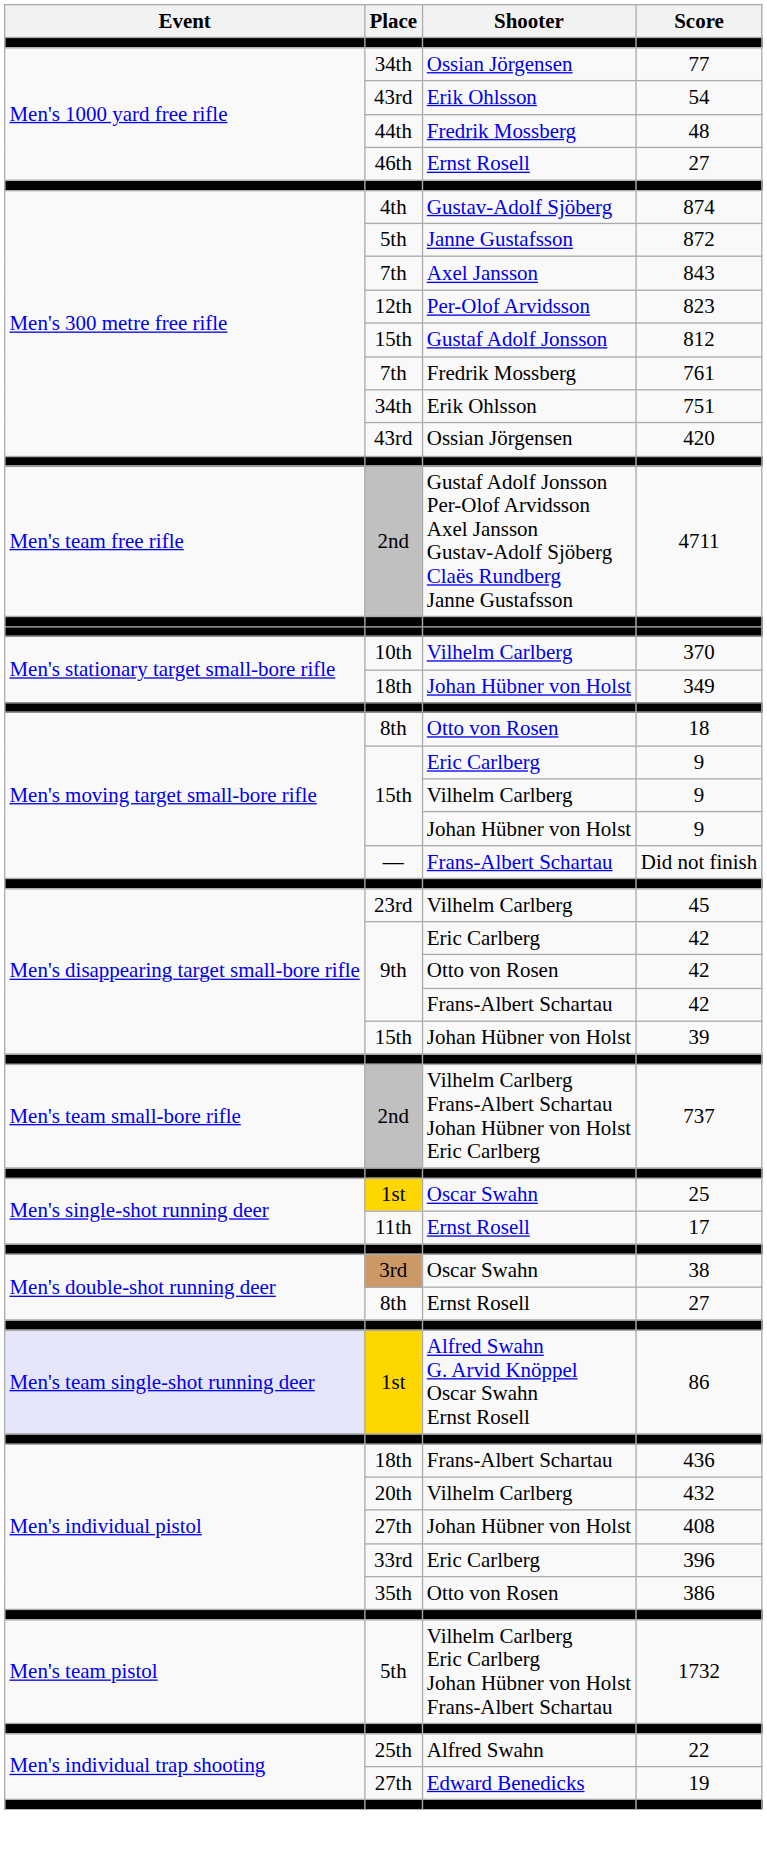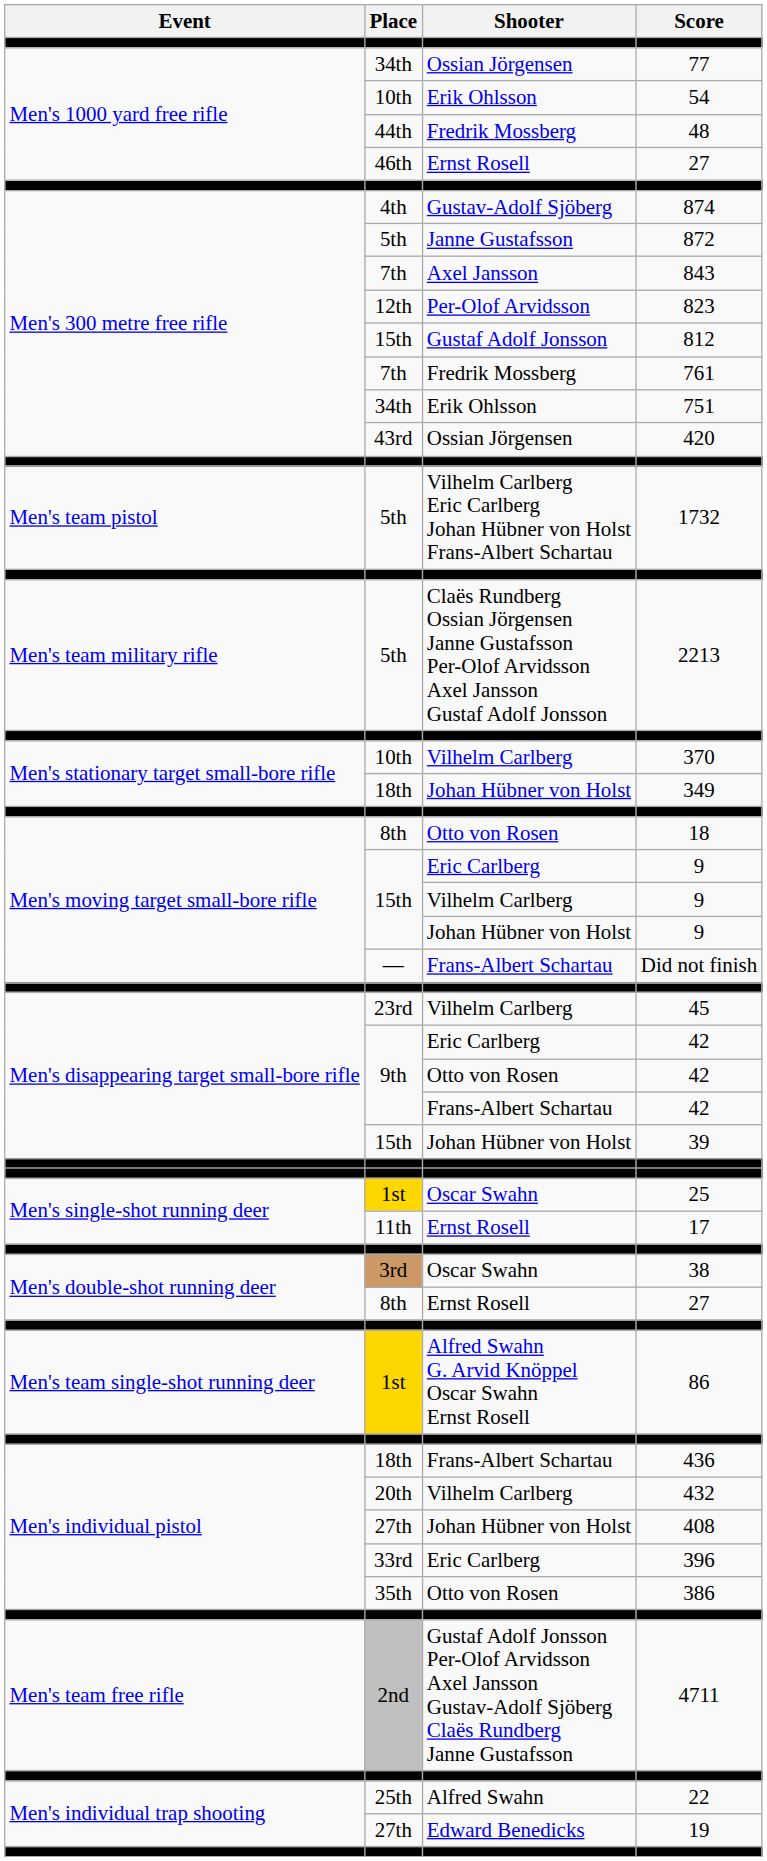(393, 97) 43rd -> (393, 97) 10th
rows swapped: (519, 541) <-> (529, 1671)
+ row: (517, 654)
- row: (529, 1115)
(162, 1381) lavender background -> (162, 1381) no background
